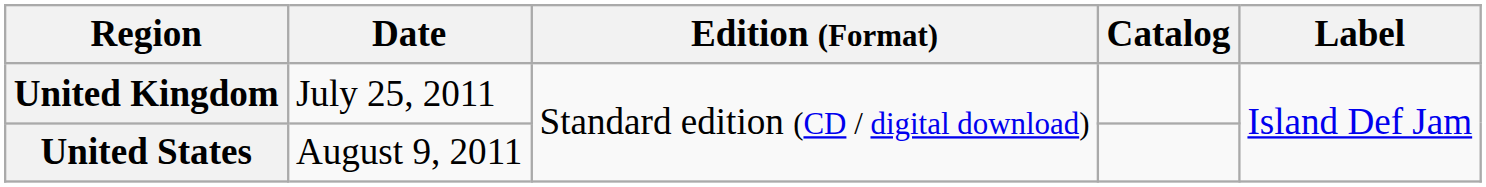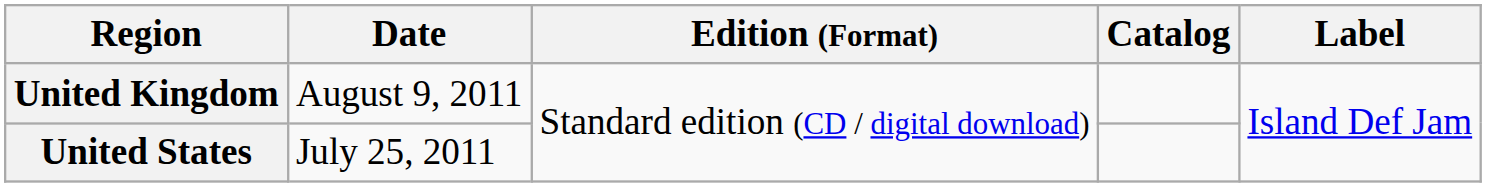(396, 92) July 25, 2011 -> (409, 92) August 9, 2011
(409, 151) August 9, 2011 -> (396, 151) July 25, 2011
